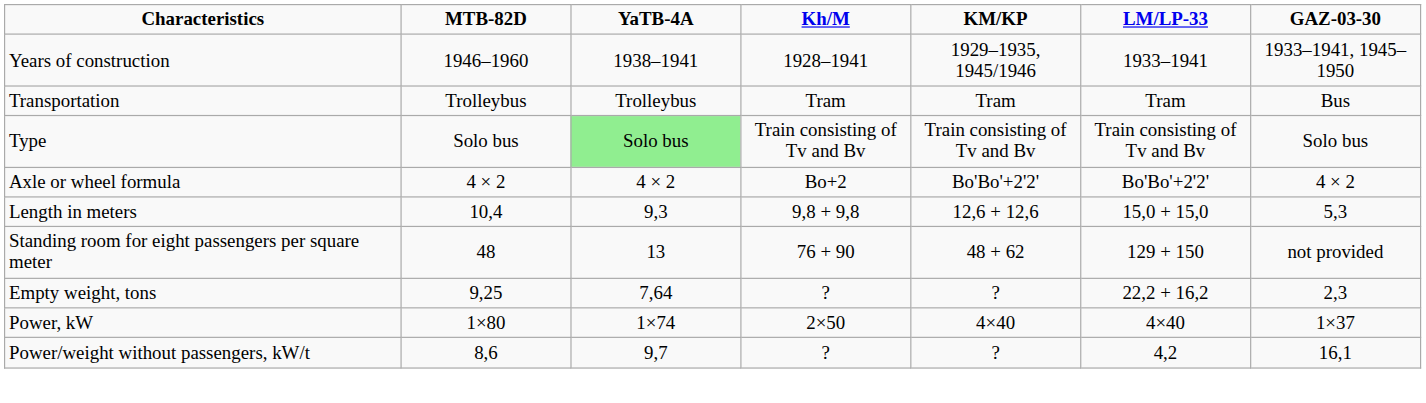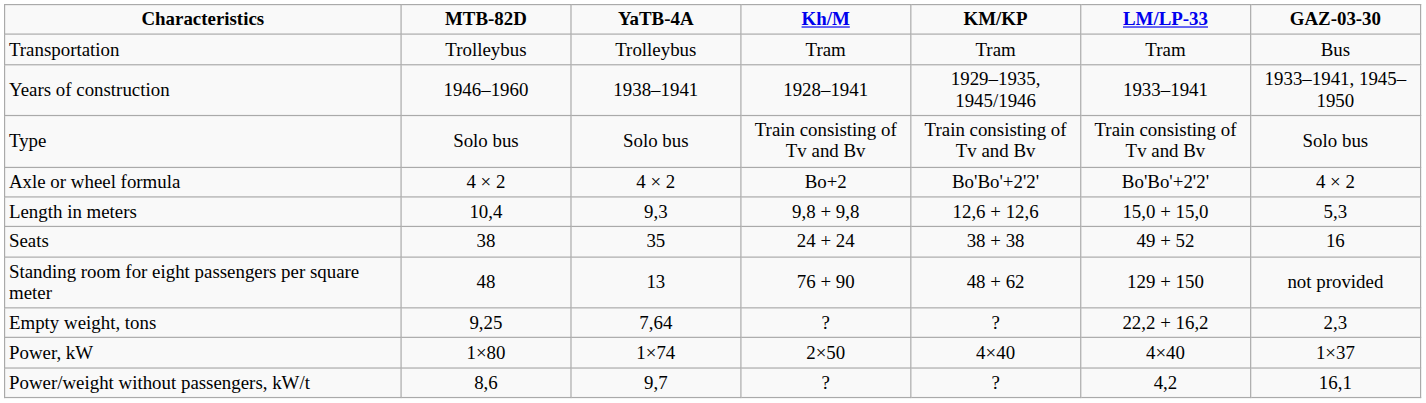rows swapped: (64, 100) <-> (89, 60)
(656, 141) lightgreen background -> (656, 141) no background
+ row: (29, 241)
